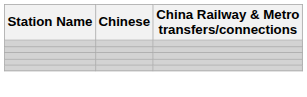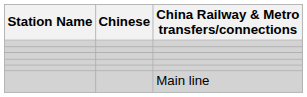+ row: (50, 82)
